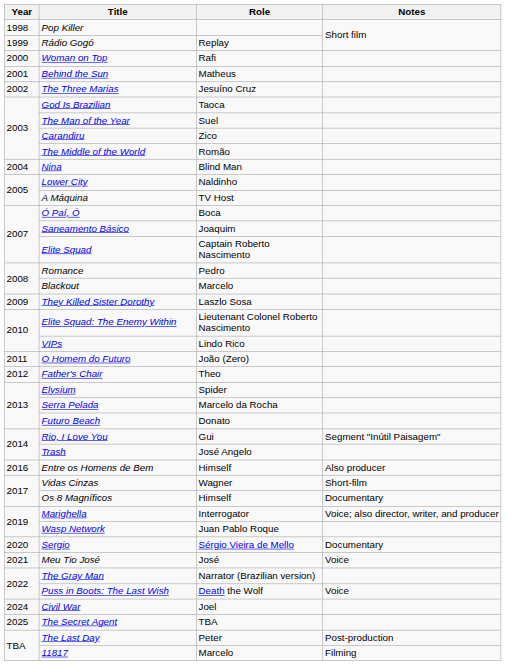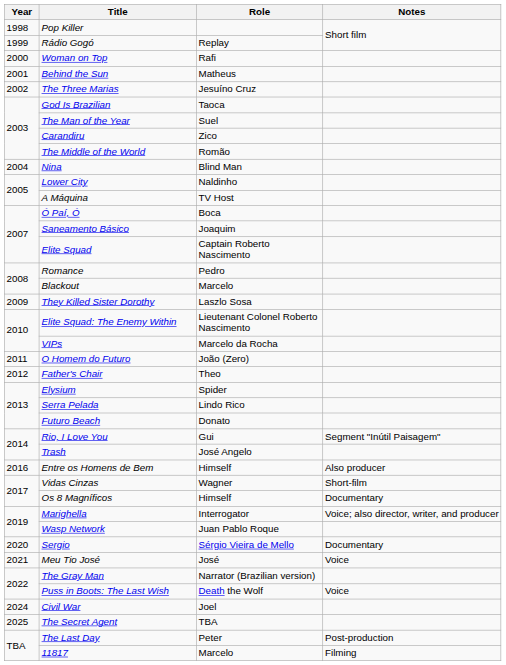(222, 343) Lindo Rico -> (238, 343) Marcelo da Rocha
(238, 405) Marcelo da Rocha -> (222, 405) Lindo Rico
